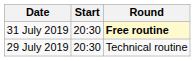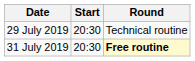rows swapped: (38, 47) <-> (38, 30)
